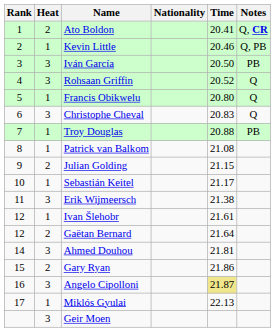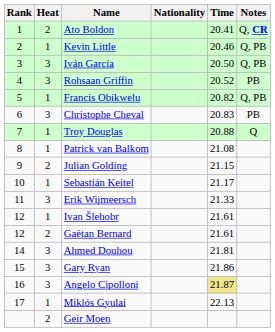(253, 64) PB -> (253, 64) Q, PB
(253, 81) Q -> (253, 81) PB
(222, 98) 20.80 -> (222, 98) 20.82
(253, 98) Q -> (253, 98) Q, PB
(253, 115) Q -> (253, 115) PB
(253, 132) PB -> (253, 132) Q
(222, 200) 21.38 -> (222, 200) 21.33
(222, 234) 21.64 -> (222, 234) 21.61
(48, 268) 2 -> (48, 268) 3
(48, 319) 3 -> (48, 319) 2
